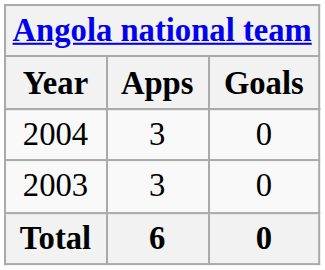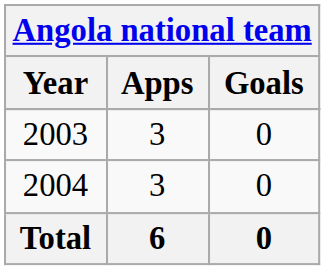rows swapped: (56, 185) <-> (56, 133)
